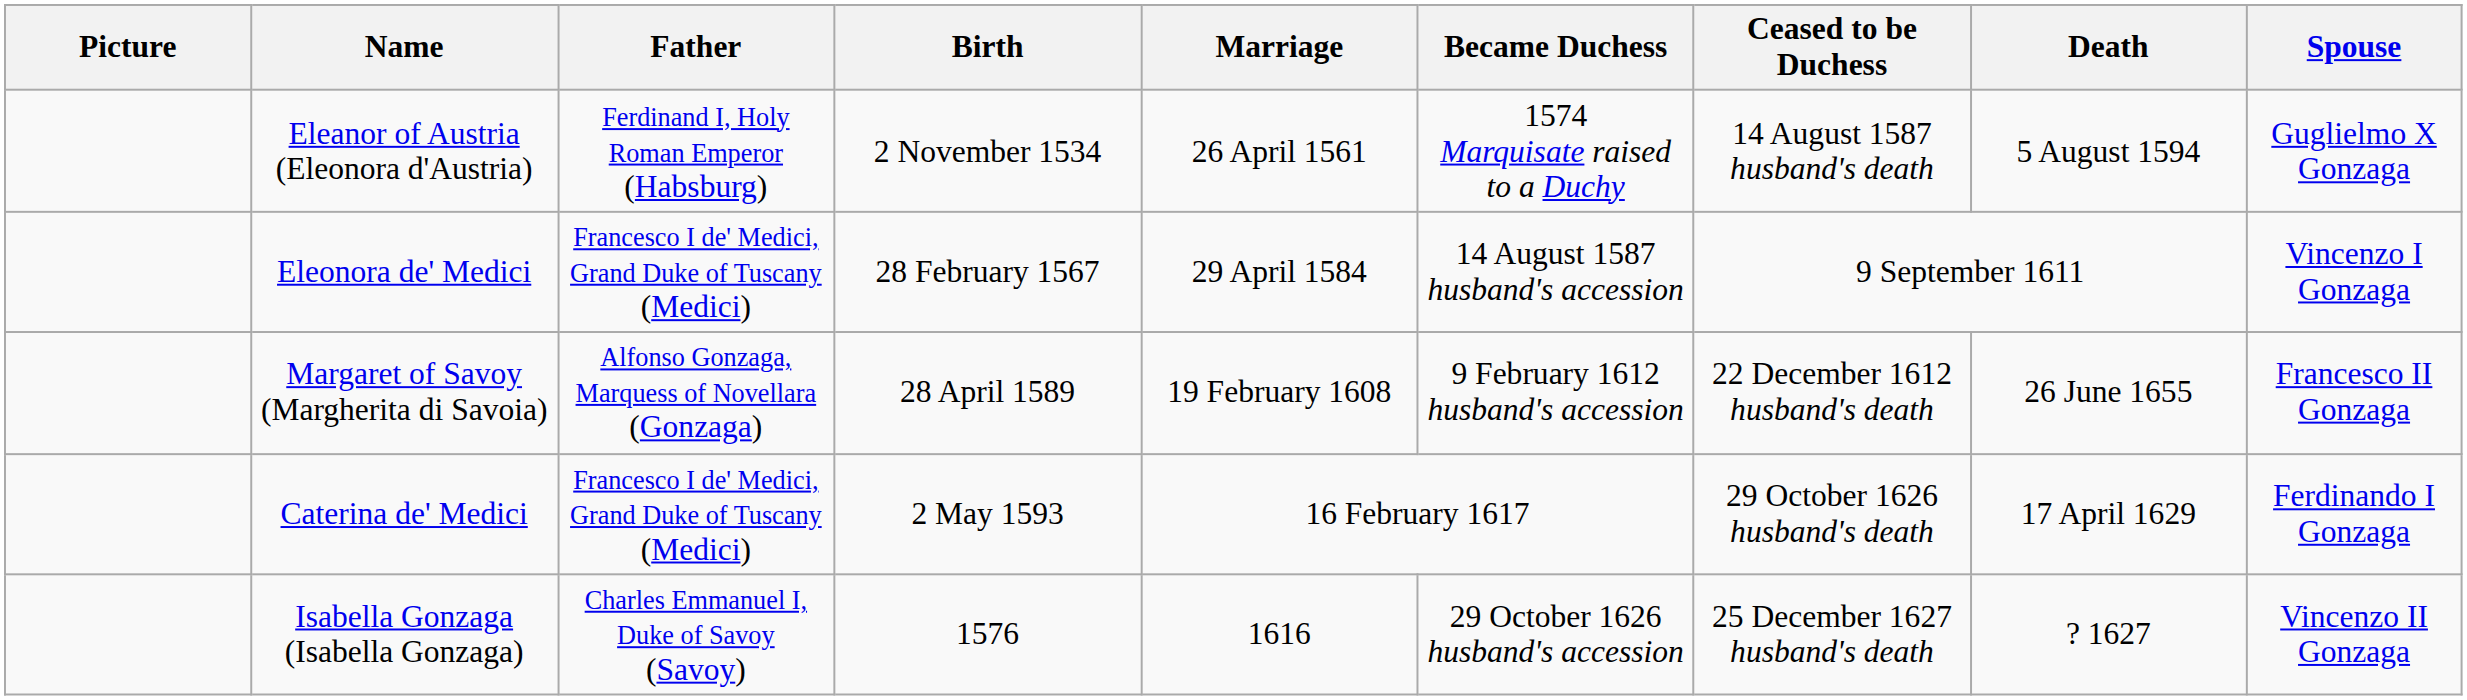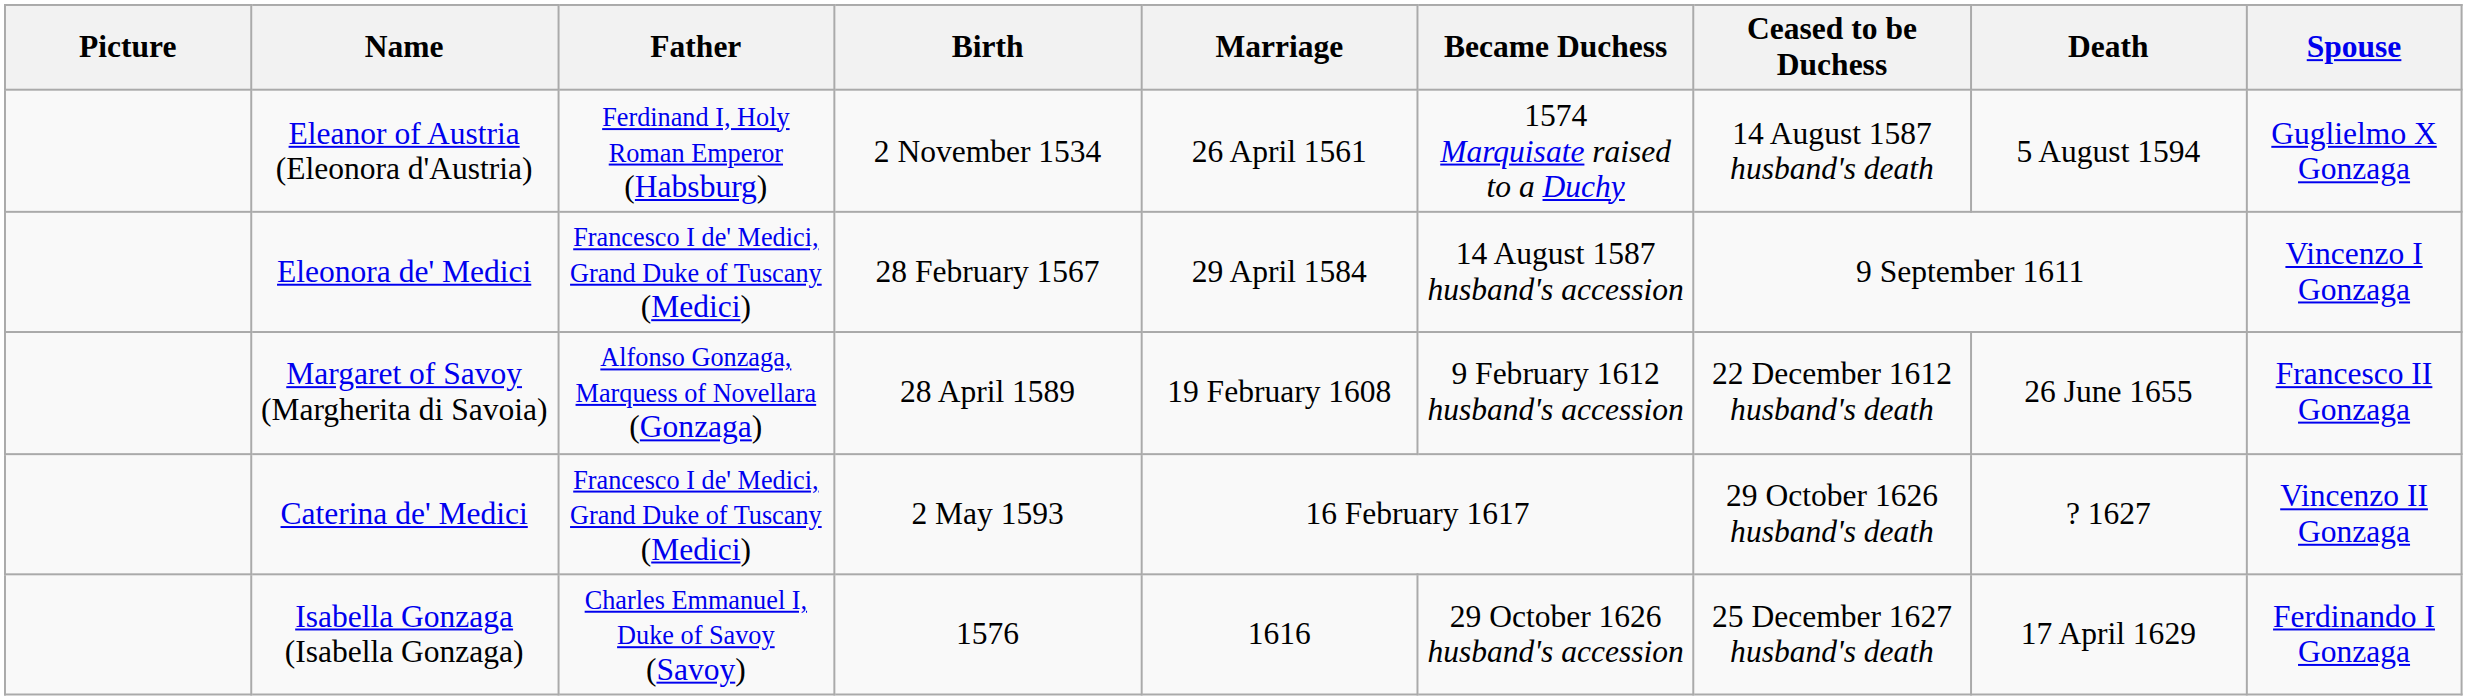(2108, 513) 17 April 1629 -> (2108, 513) ? 1627
(2354, 513) Ferdinando I Gonzaga -> (2354, 513) Vincenzo II Gonzaga
(2108, 634) ? 1627 -> (2108, 634) 17 April 1629
(2354, 634) Vincenzo II Gonzaga -> (2354, 634) Ferdinando I Gonzaga
